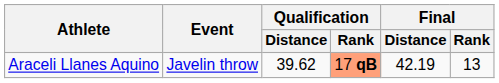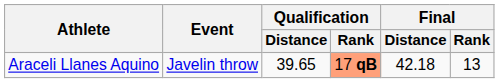(296, 66) 39.62 -> (296, 66) 39.65
(415, 66) 42.19 -> (415, 66) 42.18
